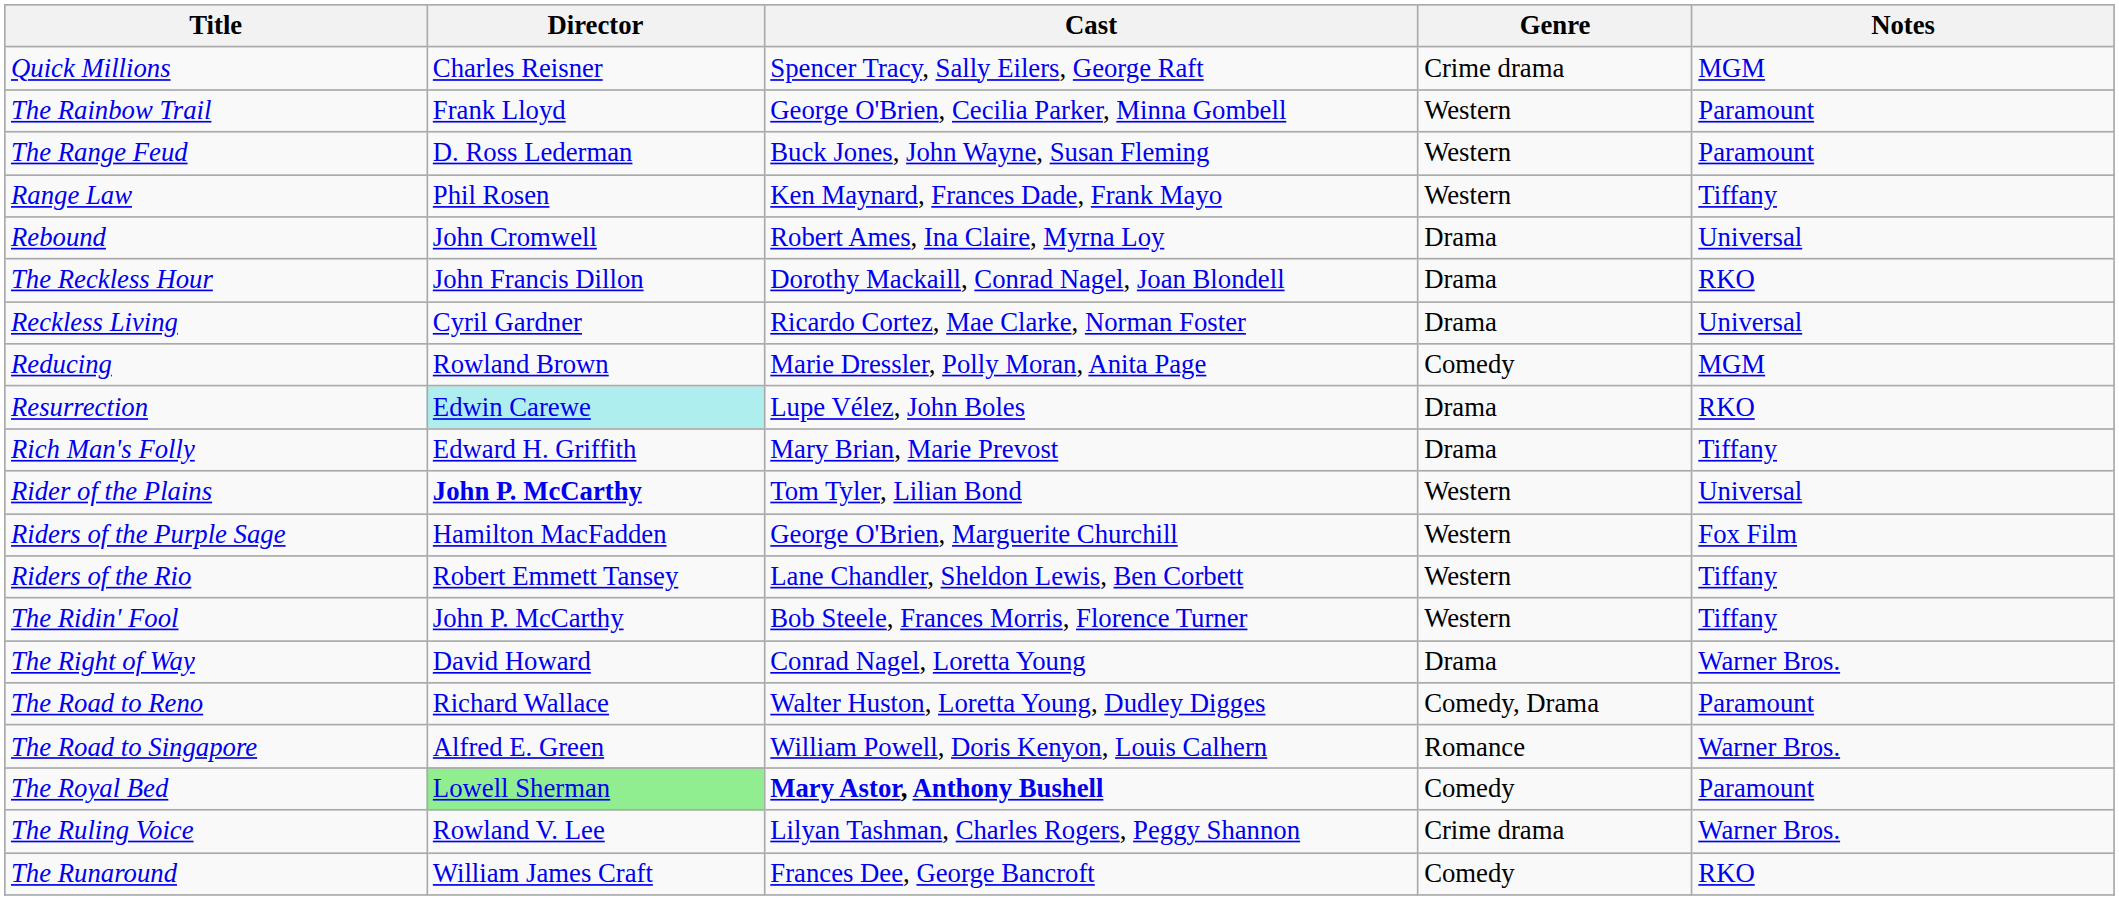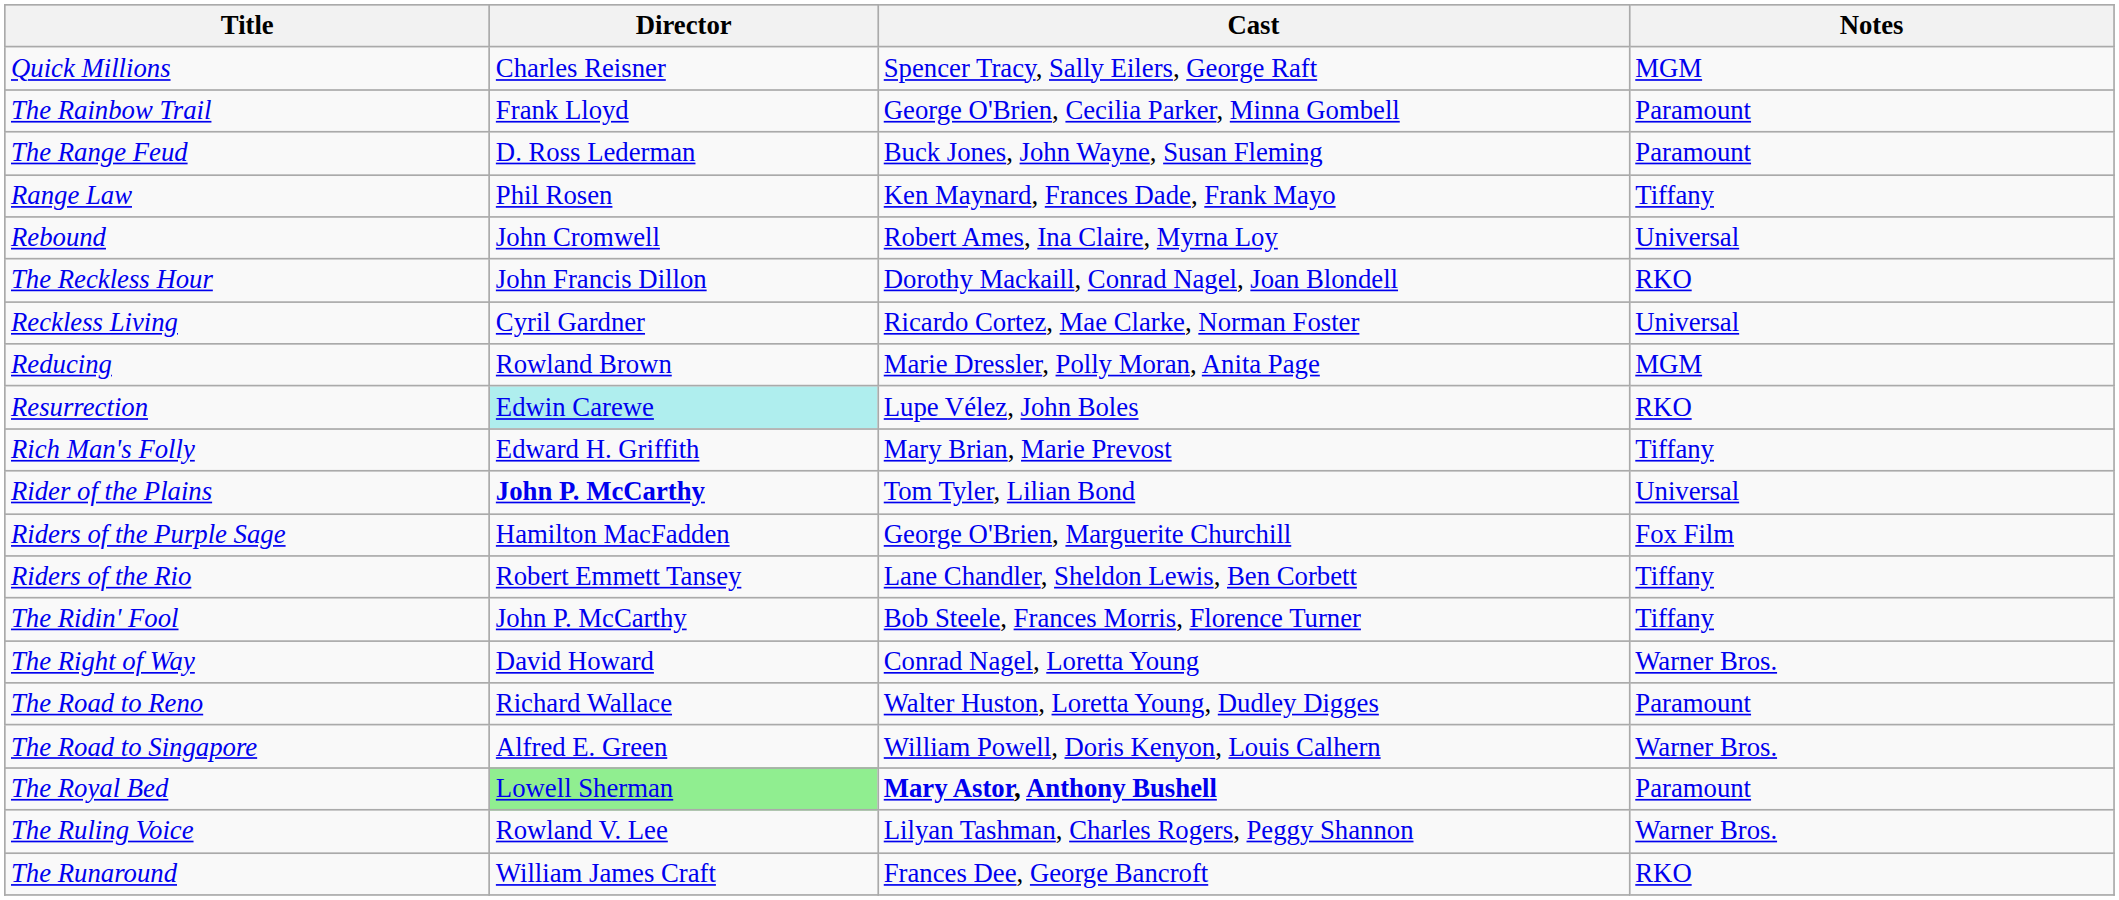- column: (1555, 25)
